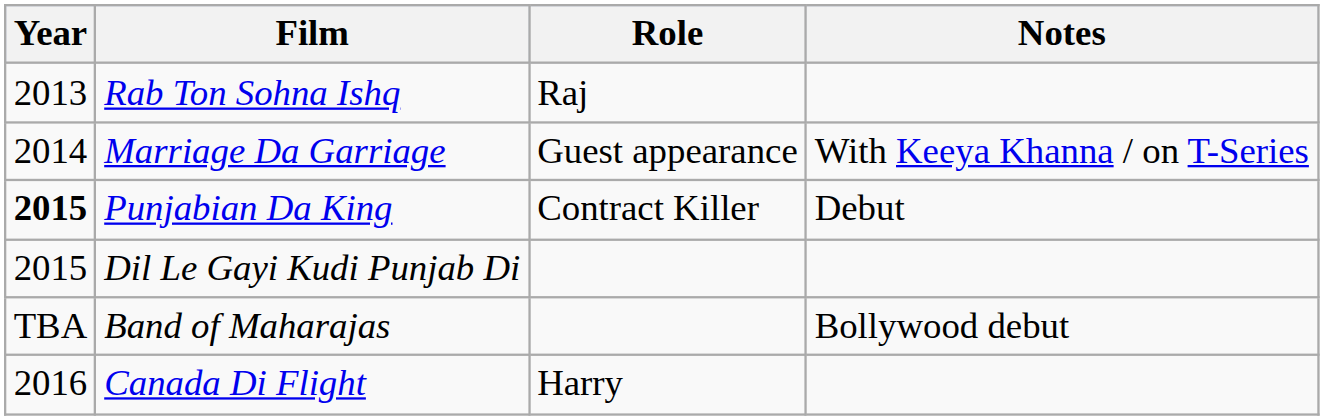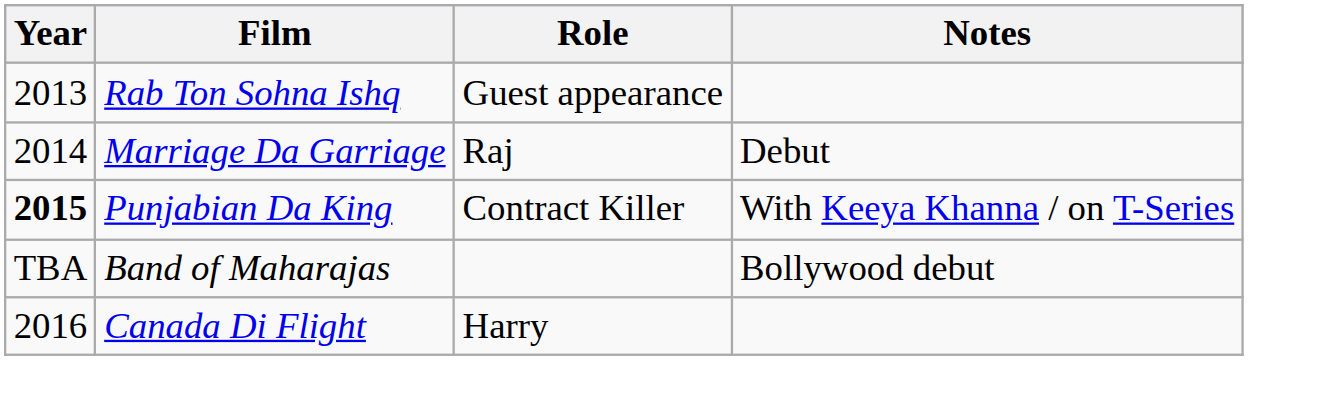(563, 92) Raj -> (593, 92) Guest appearance
(667, 150) Guest appearance -> (488, 150) Raj
(1062, 150) With Keeya Khanna / on T-Series -> (785, 150) Debut
(860, 208) Debut -> (987, 208) With Keeya Khanna / on T-Series
- row: (312, 267)
